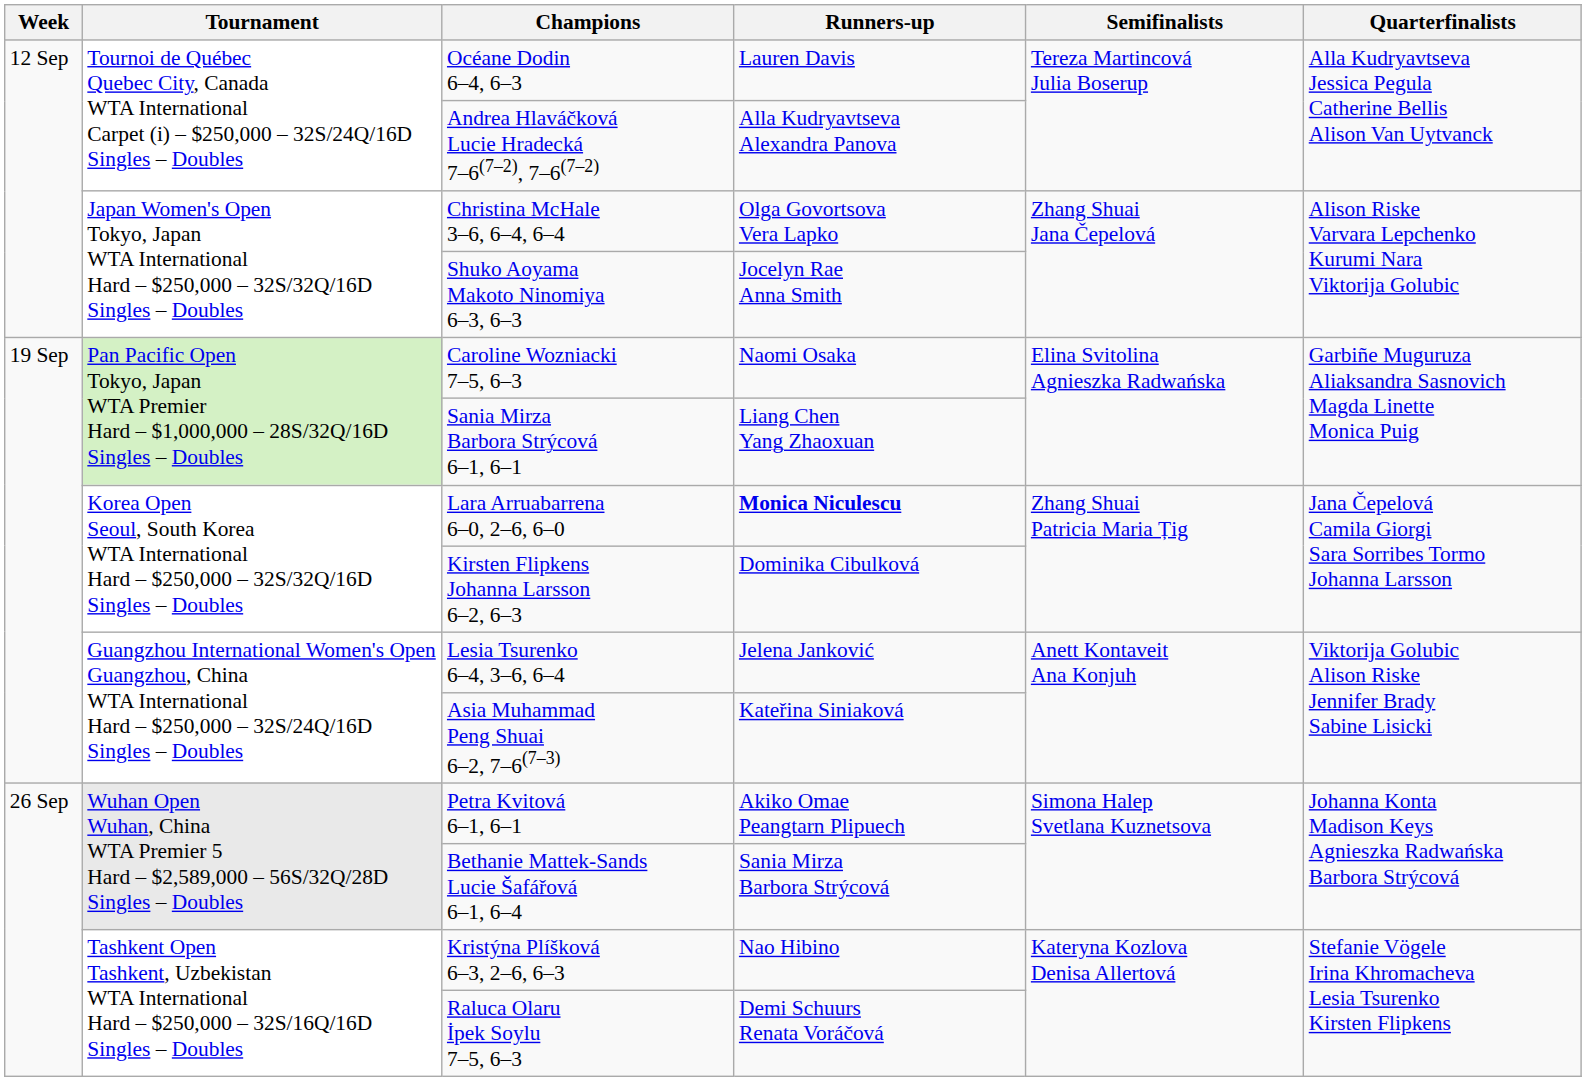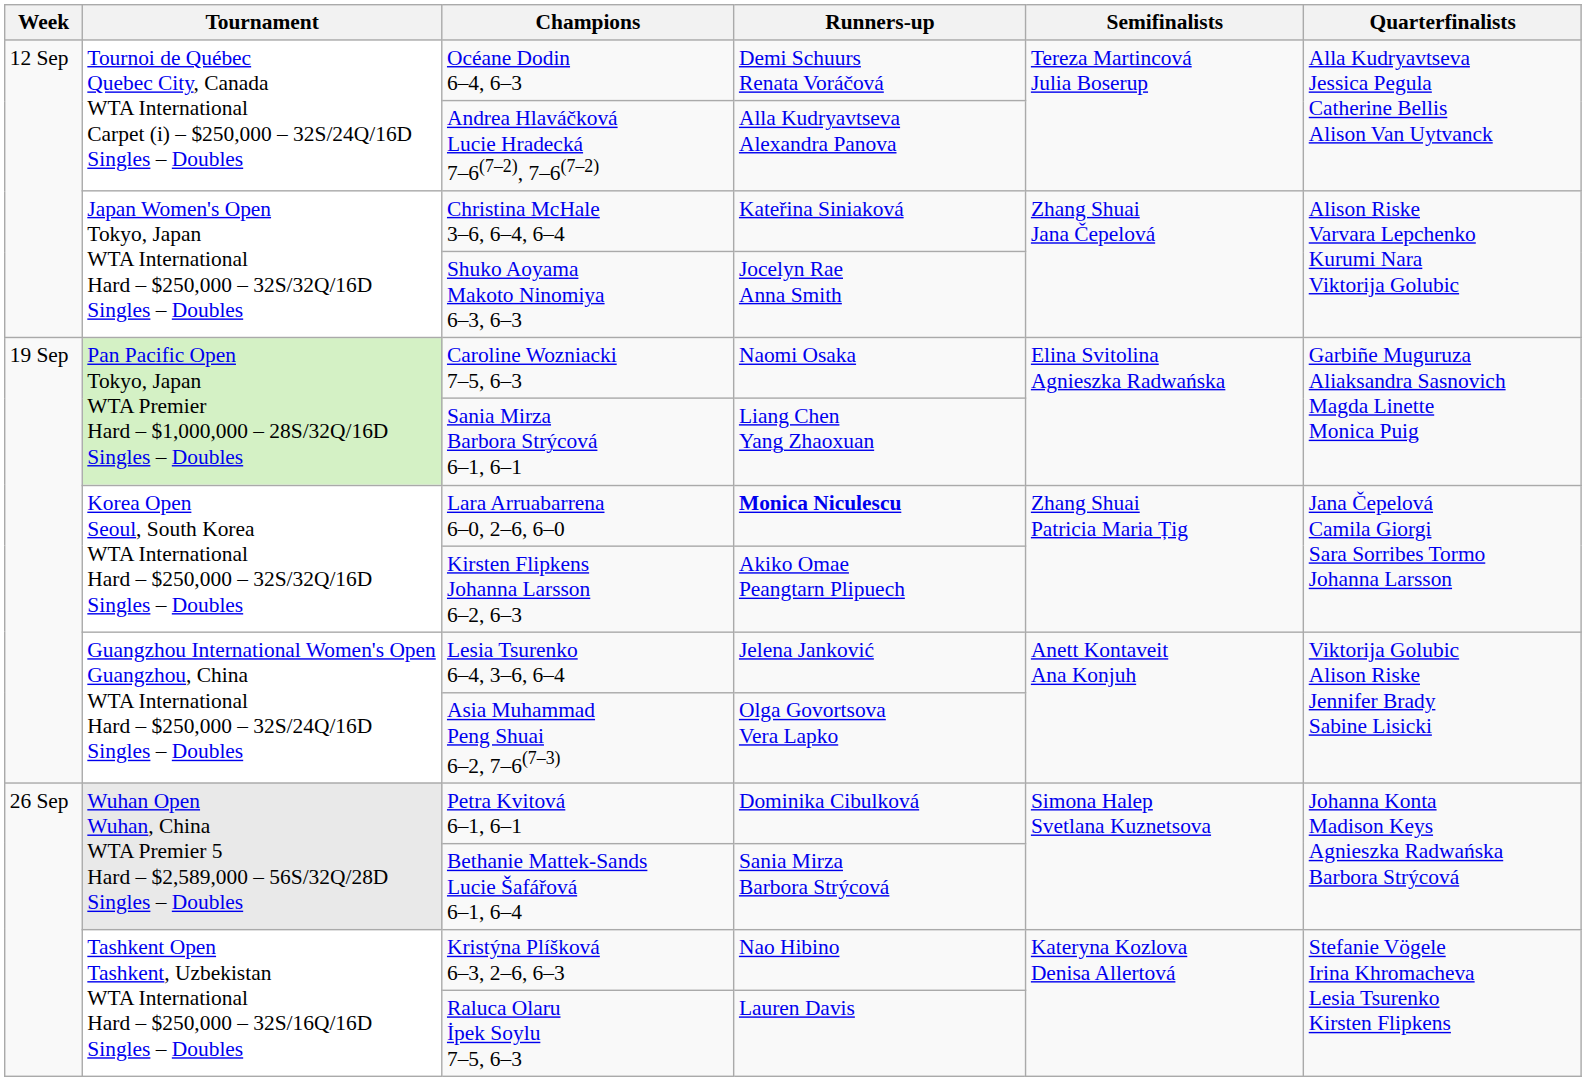(797, 57) Lauren Davis -> (811, 70) Demi Schuurs Renata Voráčová
(812, 221) Olga Govortsova Vera Lapko -> (821, 208) Kateřina Siniaková
(829, 563) Dominika Cibulková -> (822, 575) Akiko Omae Peangtarn Plipuech
(821, 709) Kateřina Siniaková -> (812, 722) Olga Govortsova Vera Lapko
(822, 813) Akiko Omae Peangtarn Plipuech -> (829, 800) Dominika Cibulková
(811, 1020) Demi Schuurs Renata Voráčová -> (797, 1007) Lauren Davis
